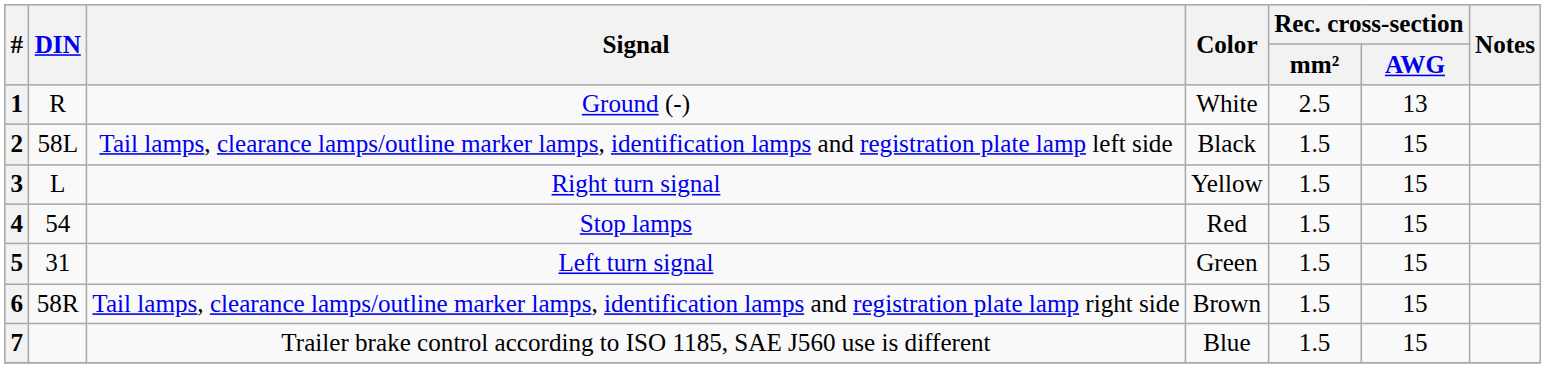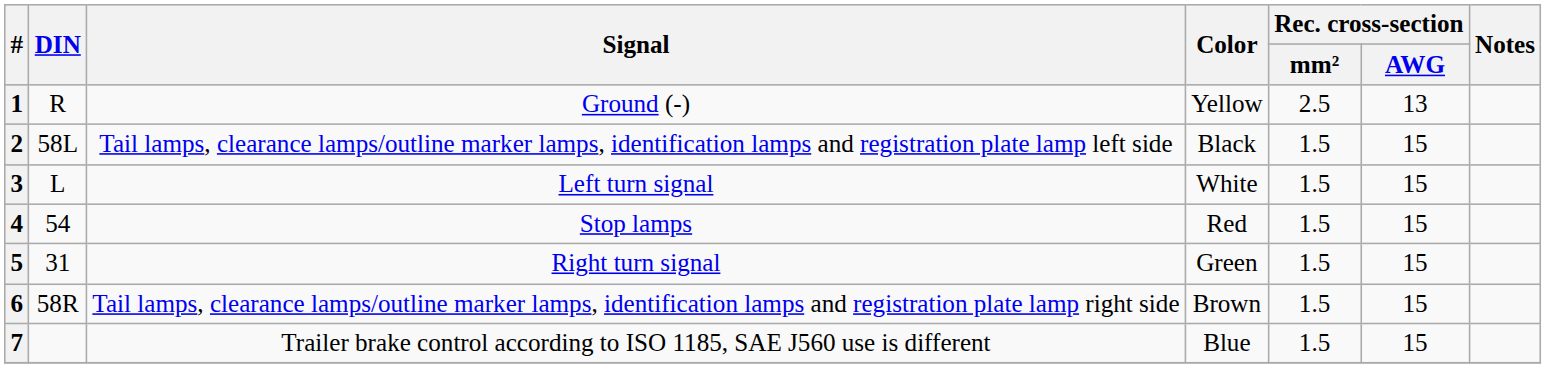(1227, 104) White -> (1227, 104) Yellow
(636, 183) Right turn signal -> (636, 183) Left turn signal
(1227, 183) Yellow -> (1227, 183) White
(636, 263) Left turn signal -> (636, 263) Right turn signal
